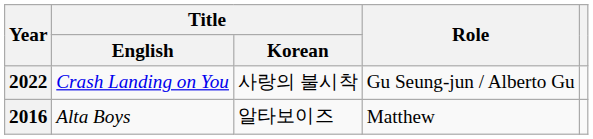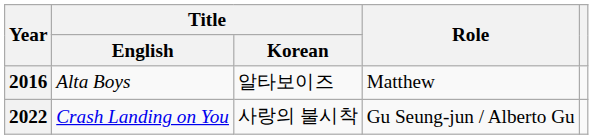rows swapped: (28, 116) <-> (28, 82)
